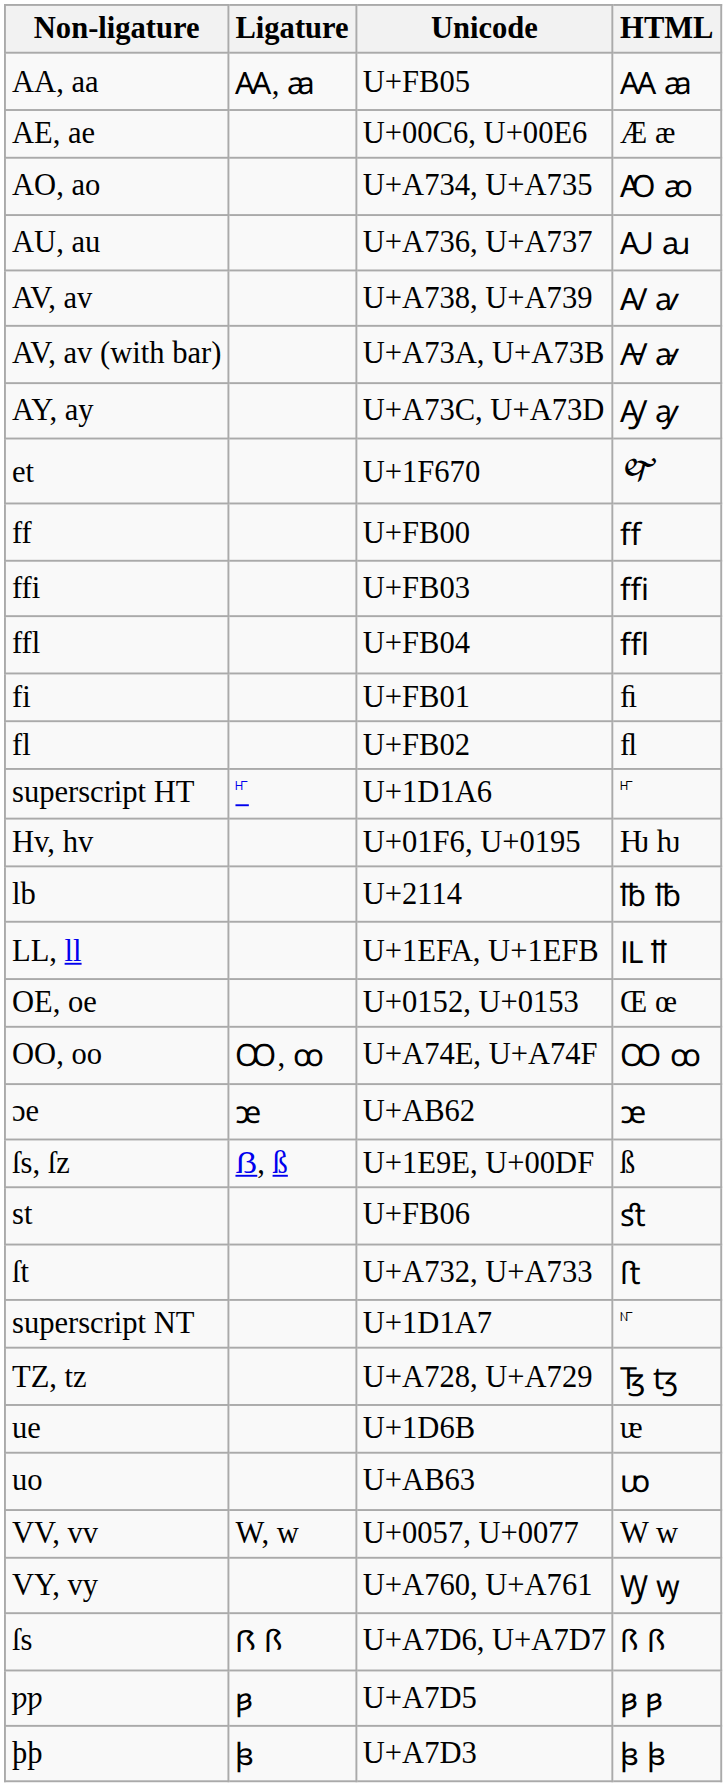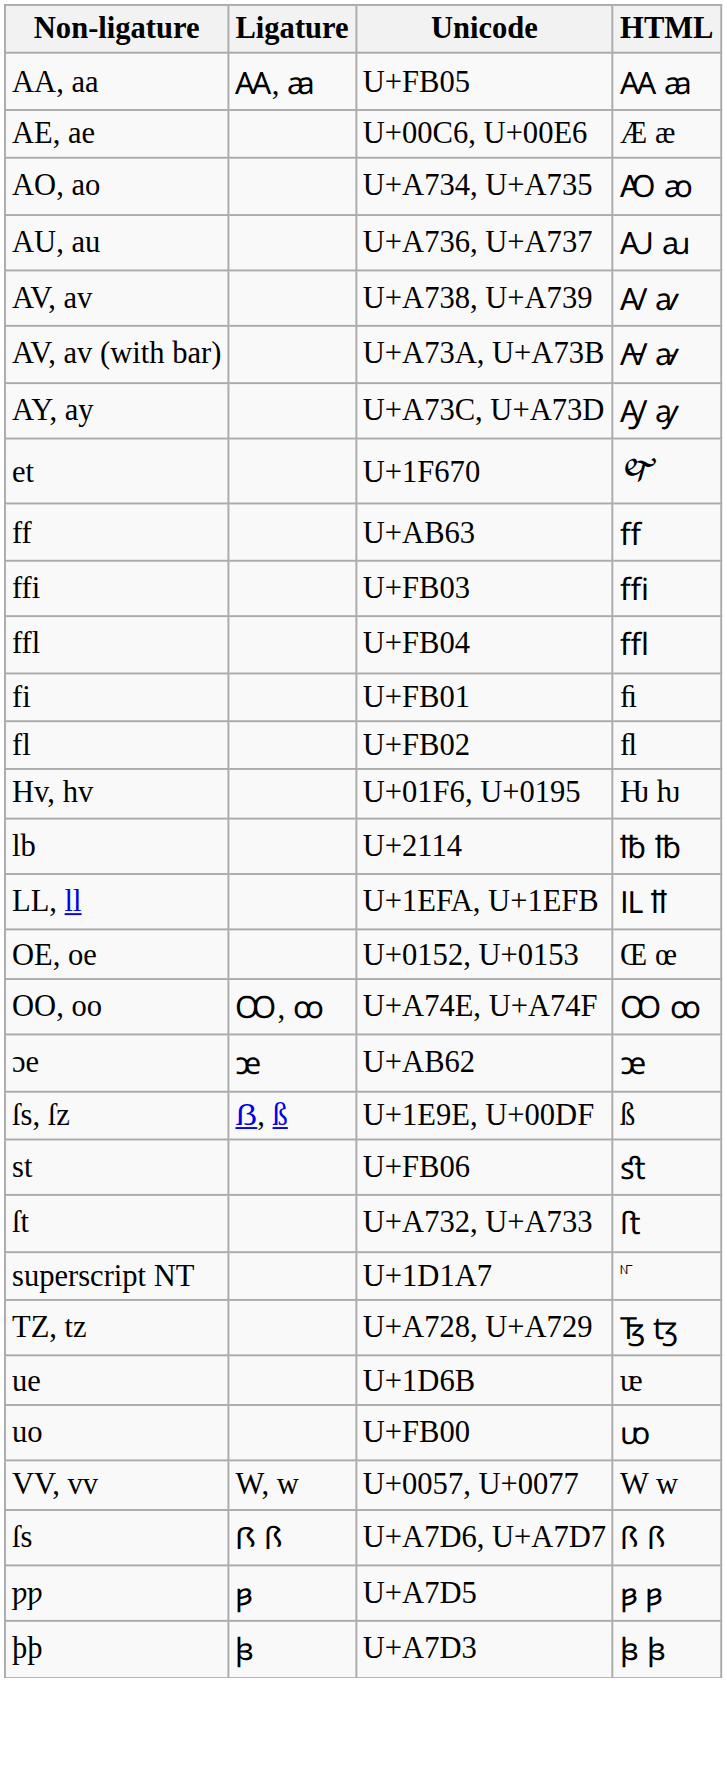(416, 531) U+FB00 -> (419, 531) U+AB63
- row: (103, 793)
(419, 1480) U+AB63 -> (416, 1432) U+FB00
- row: (55, 1585)
